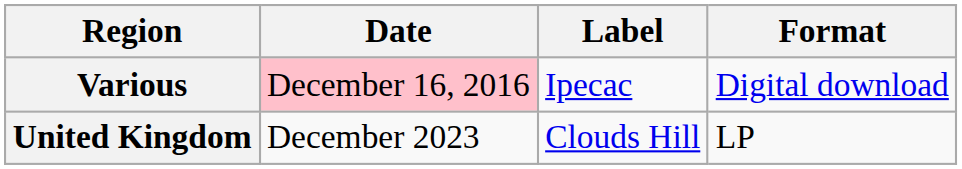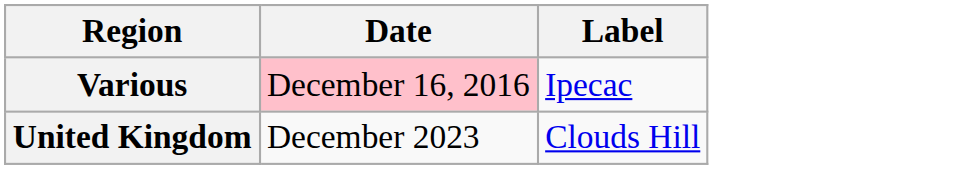- column: (832, 31)
